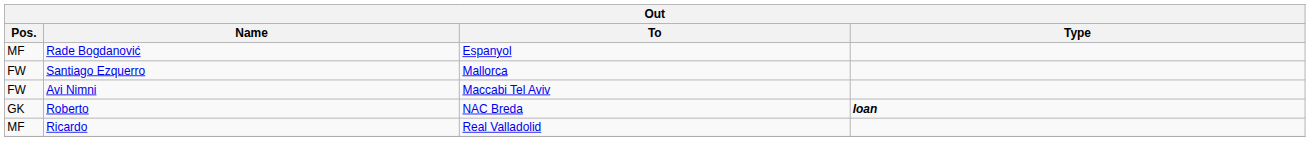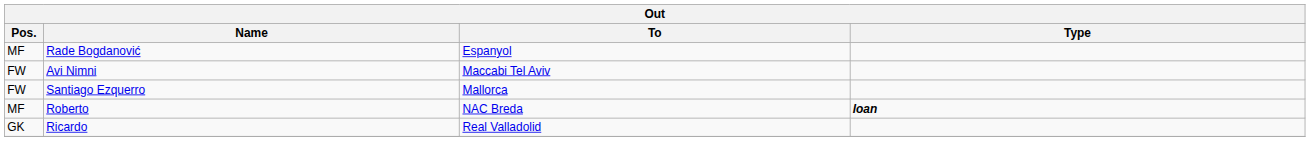rows swapped: (71, 90) <-> (96, 71)
(16, 109) GK -> (16, 109) MF
(16, 128) MF -> (16, 128) GK
